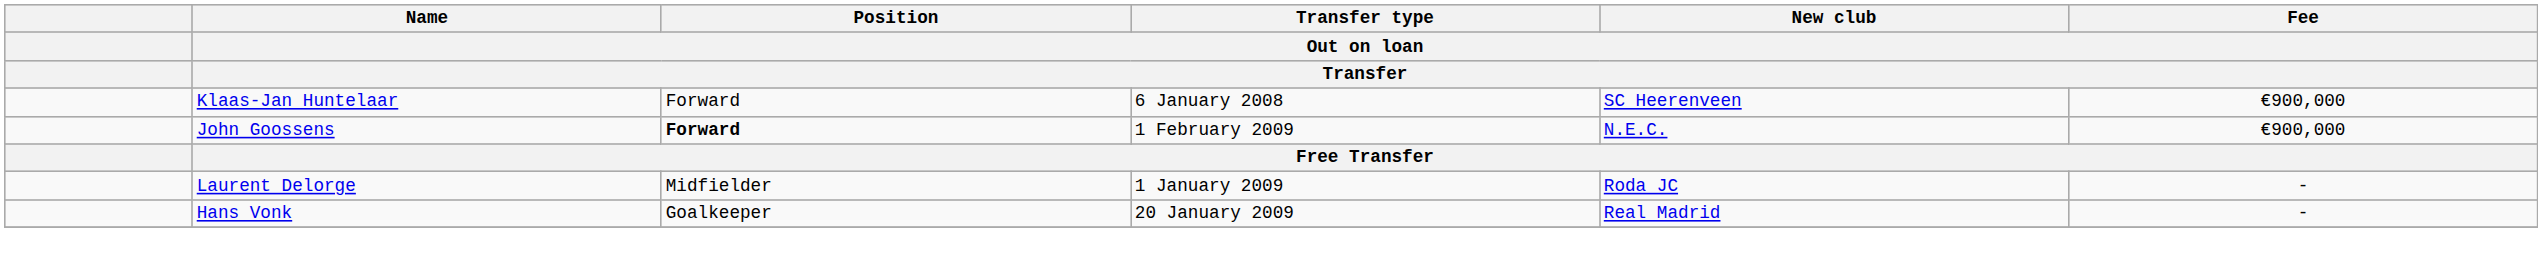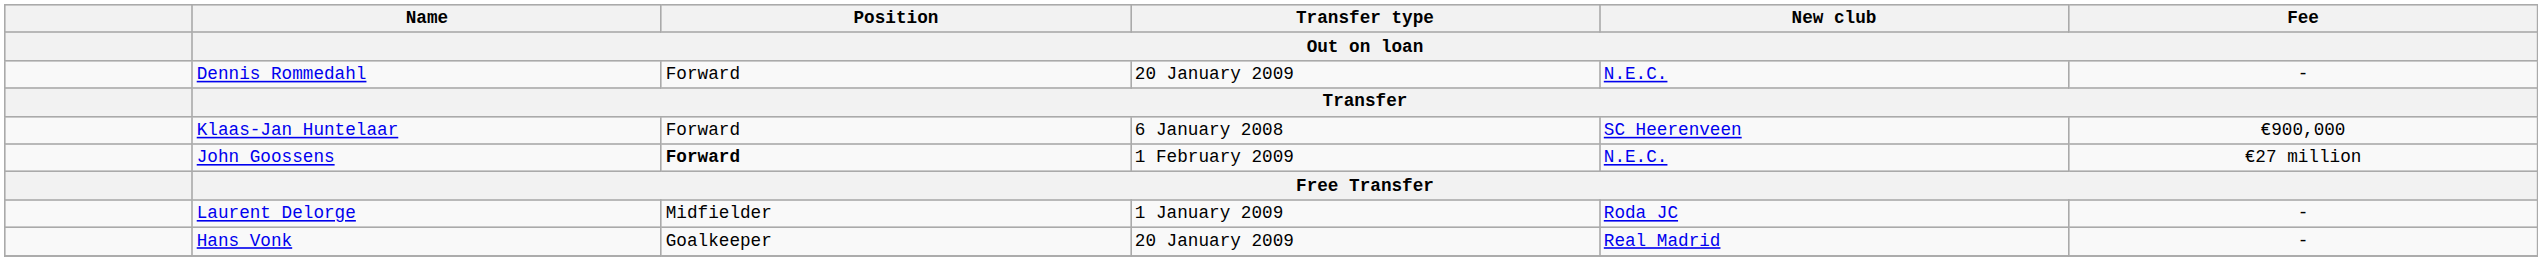+ row: (282, 74)
(2303, 130) €900,000 -> (2303, 158) €27 million
